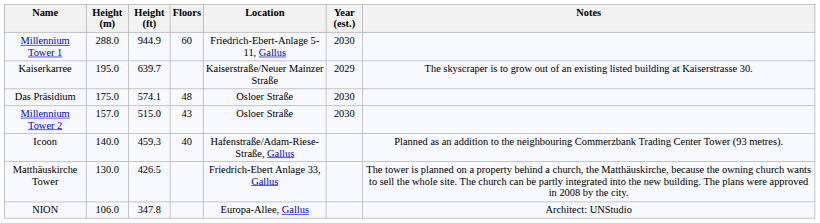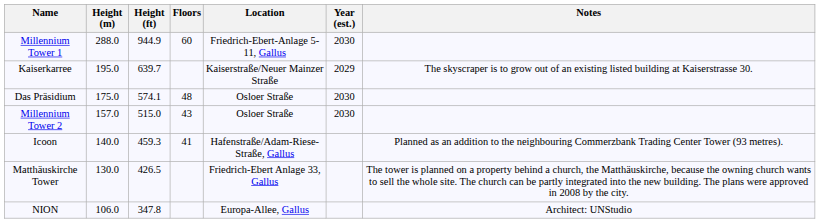(187, 142) 40 -> (187, 142) 41
